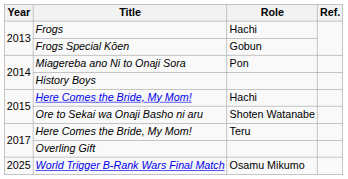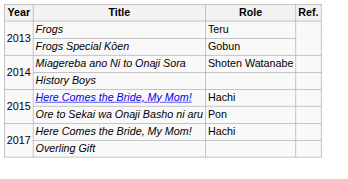(243, 30) Hachi -> (218, 30) Teru
(239, 64) Pon -> (251, 64) Shoten Watanabe
(272, 115) Shoten Watanabe -> (218, 115) Pon
(240, 132) Teru -> (222, 132) Hachi
- row: (19, 166)
